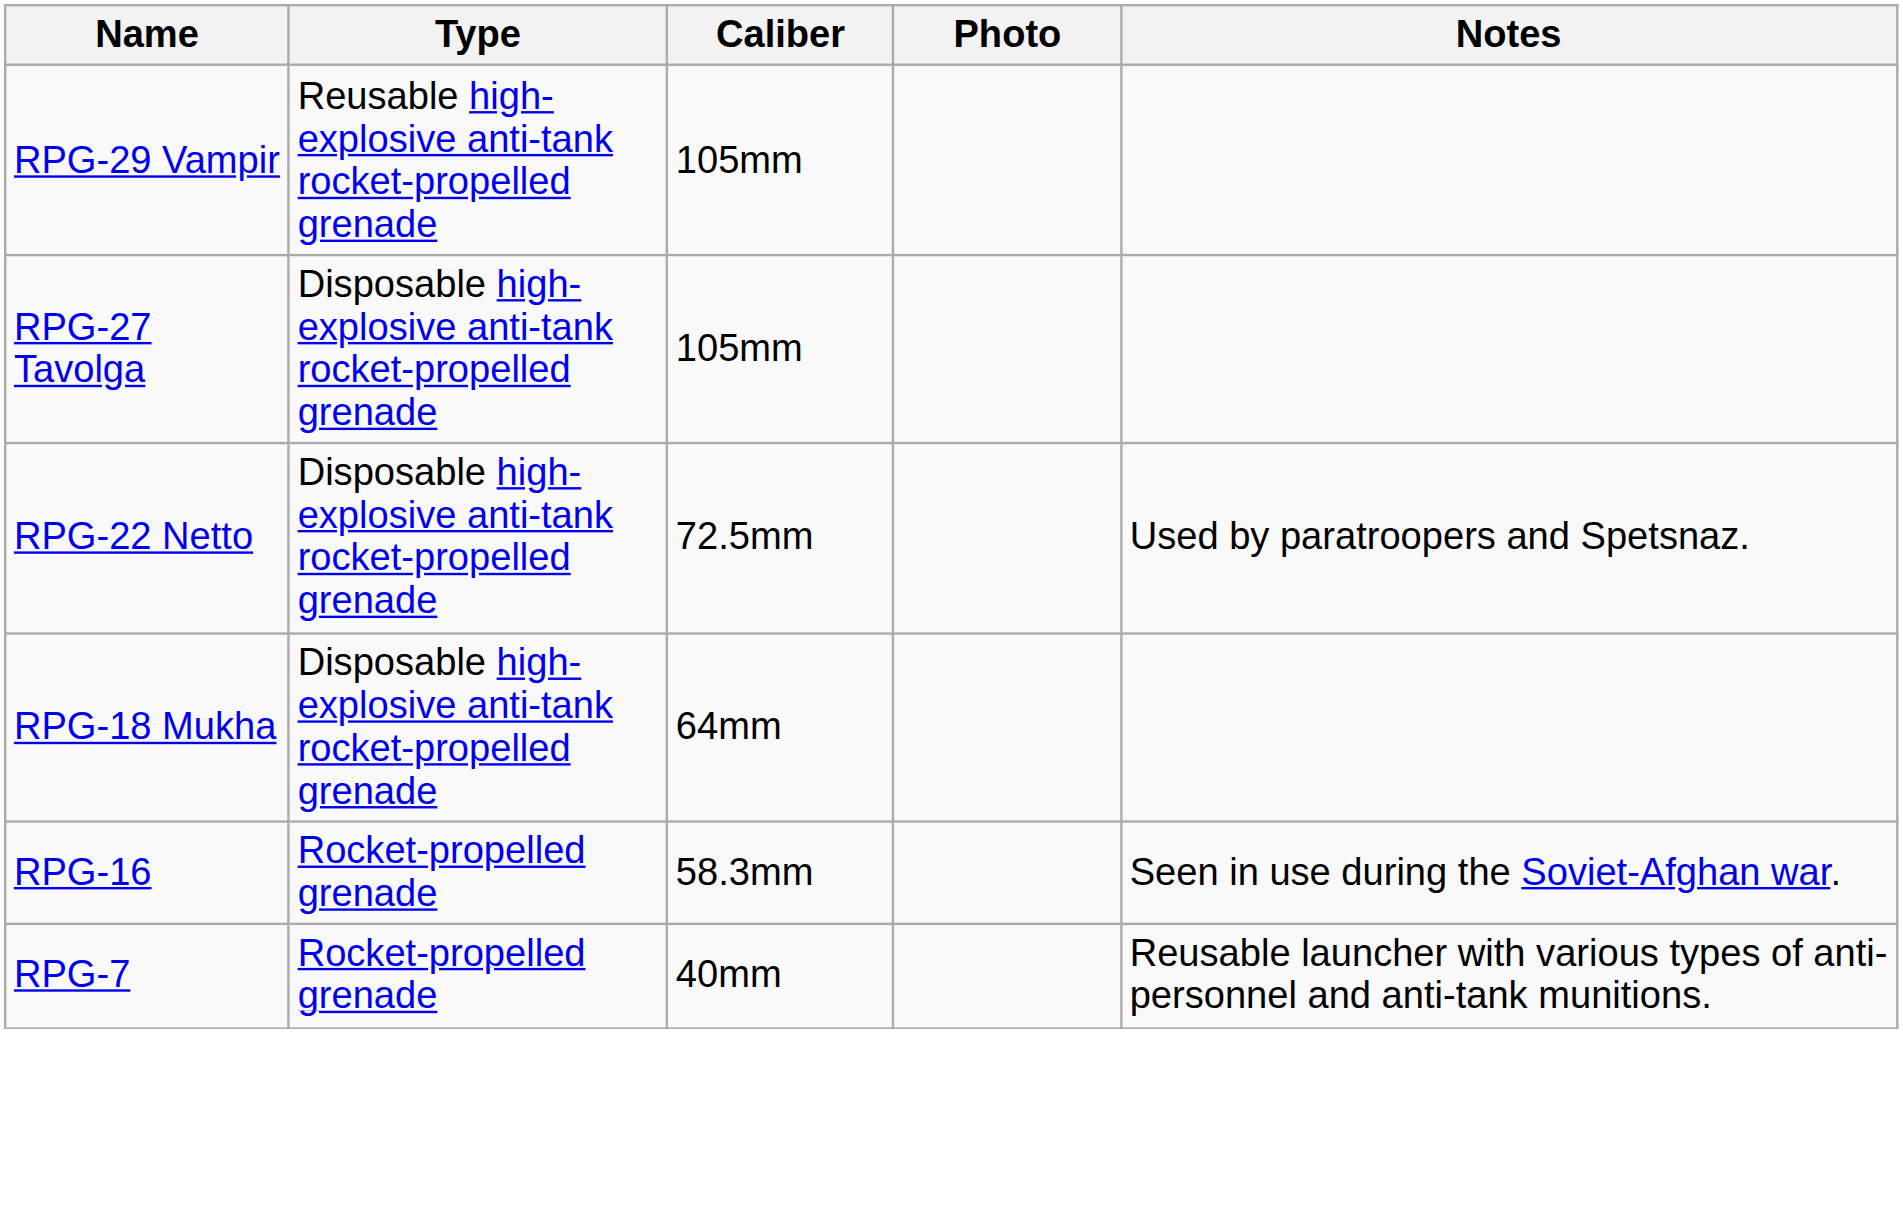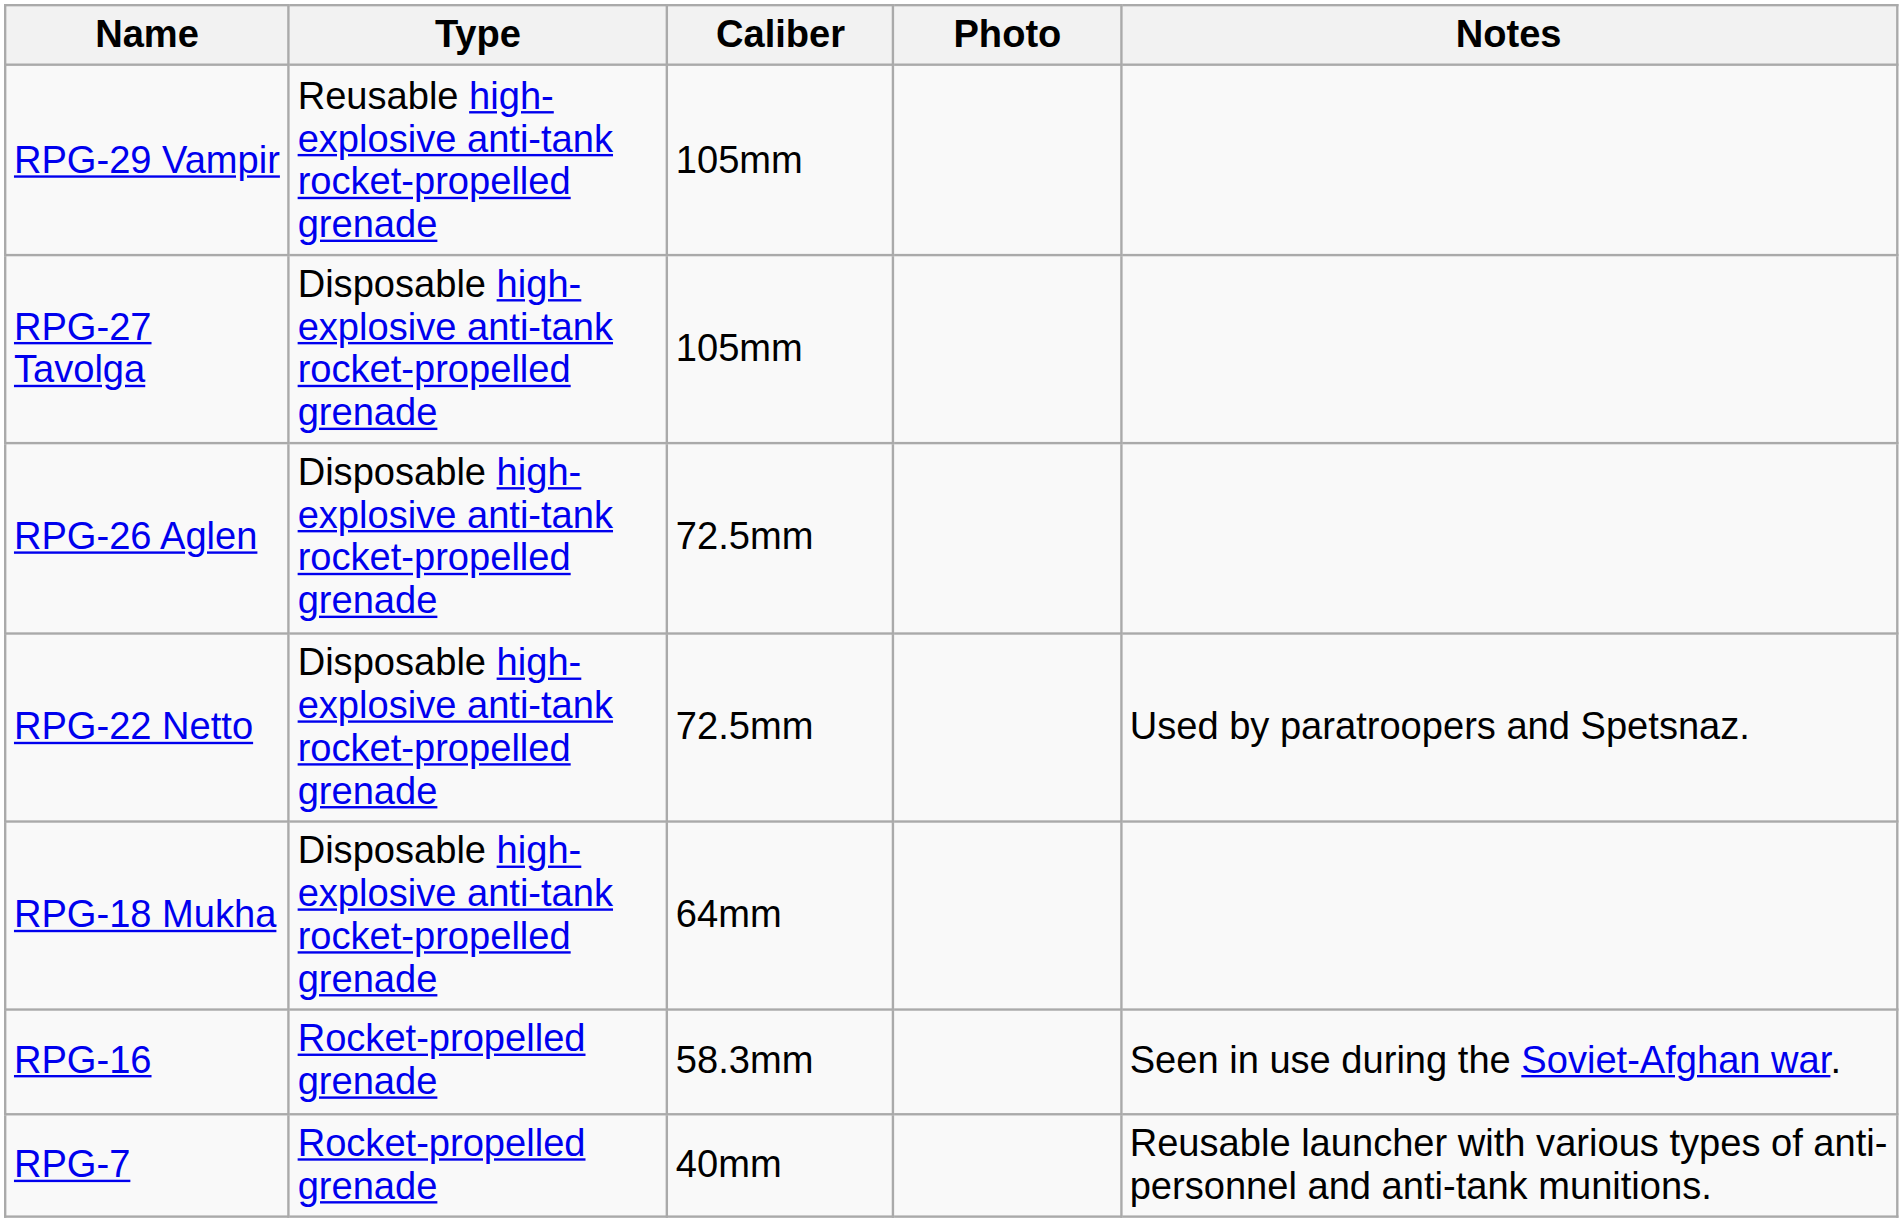+ row: (136, 537)
